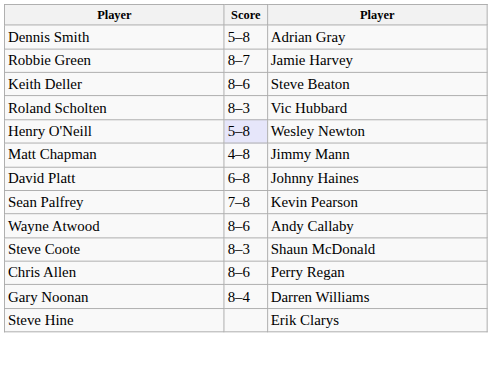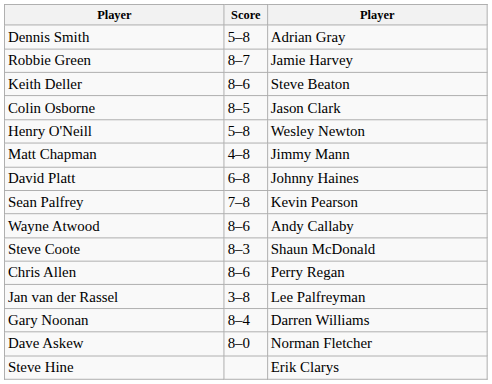- row: (57, 107)
+ row: (52, 107)
(239, 131) lavender background -> (239, 131) no background
+ row: (63, 296)
+ row: (46, 343)
